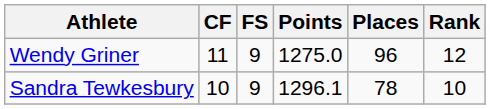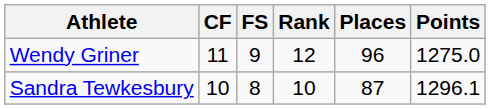columns swapped: (310, 22) <-> (455, 22)
(255, 88) 9 -> (255, 88) 8
(386, 88) 78 -> (373, 88) 87
